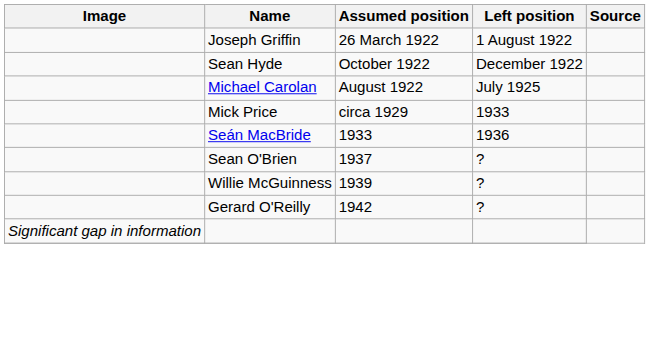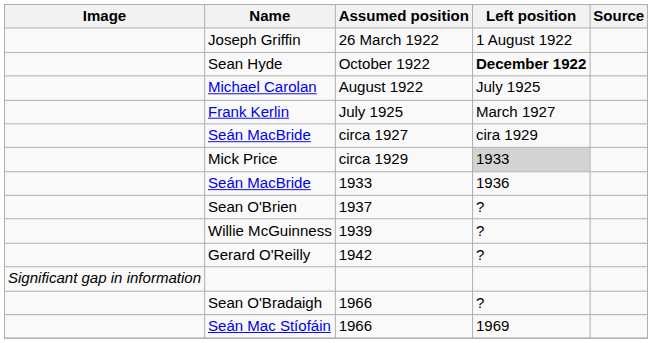(529, 64) normal -> (531, 64) bold
+ row: (249, 111)
+ row: (259, 135)
(493, 111) no background -> (493, 159) lightgrey background
+ row: (265, 302)
+ row: (269, 326)
